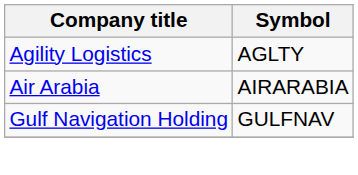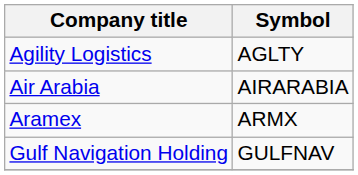+ row: (45, 119)
